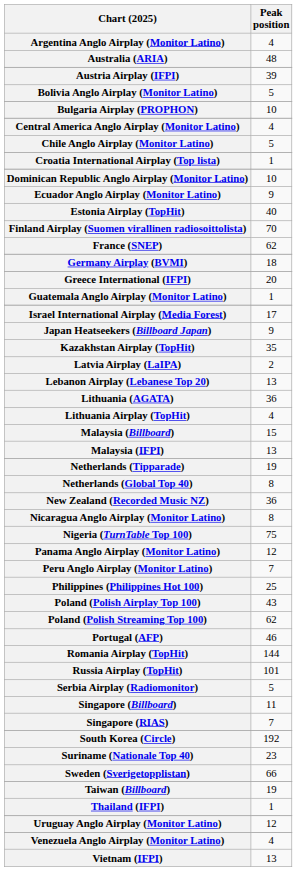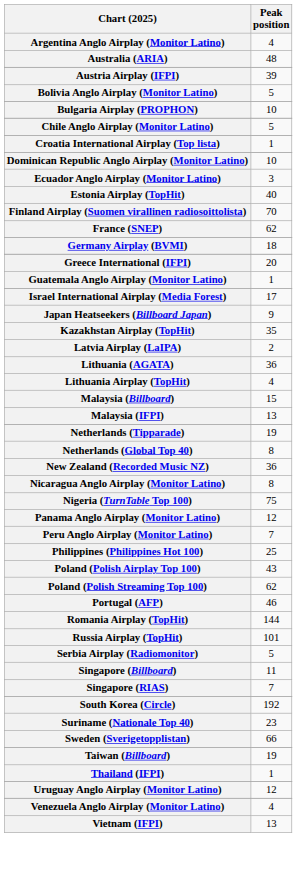- row: (127, 127)
(271, 195) 9 -> (271, 178) 3
- row: (127, 382)
